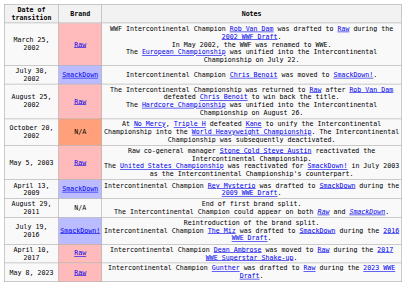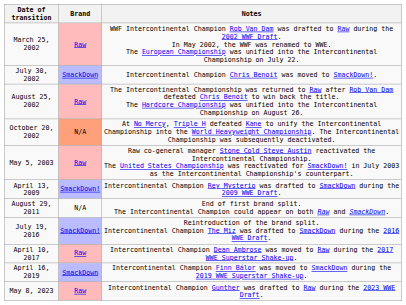(80, 189) SmackDown -> (80, 189) SmackDown!
+ row: (31, 272)
